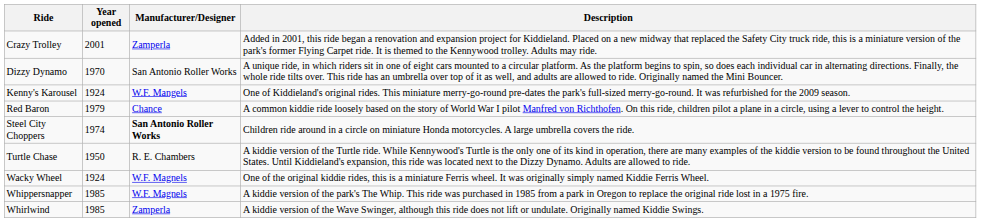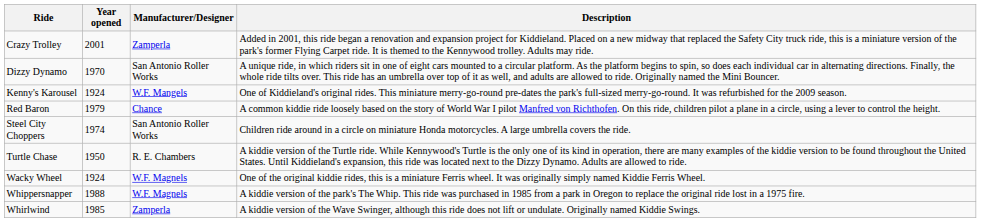(173, 130) bold -> (171, 130) normal
(95, 194) 1985 -> (95, 194) 1988
